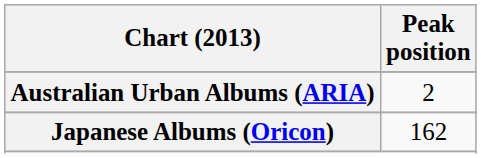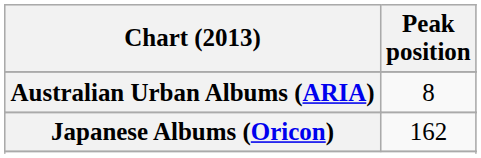(428, 91) 2 -> (428, 91) 8
